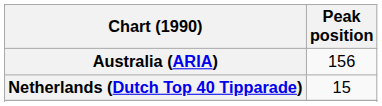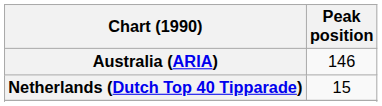(342, 61) 156 -> (342, 61) 146
